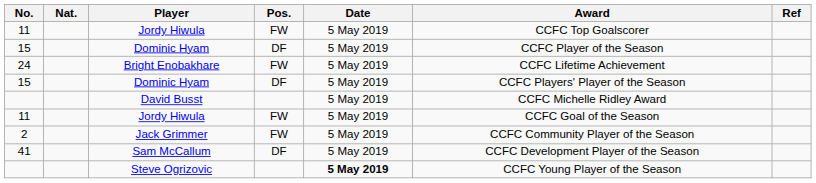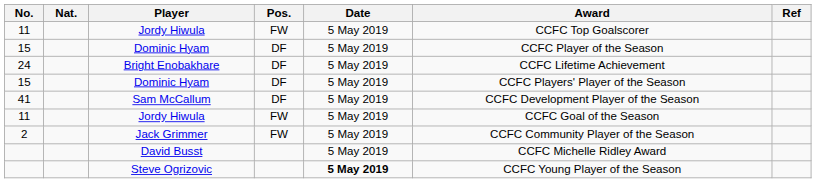(279, 64) FW -> (279, 64) DF
rows swapped: (24, 151) <-> (24, 100)
